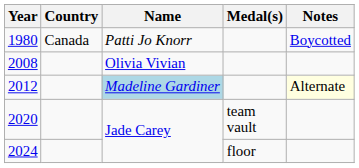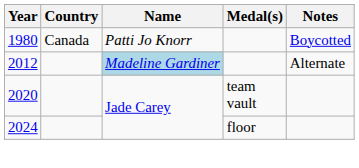- row: (23, 63)
(317, 87) lightyellow background -> (317, 63) no background
